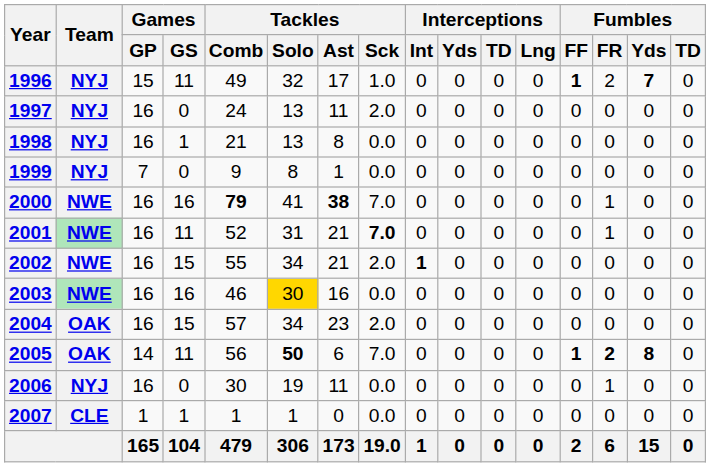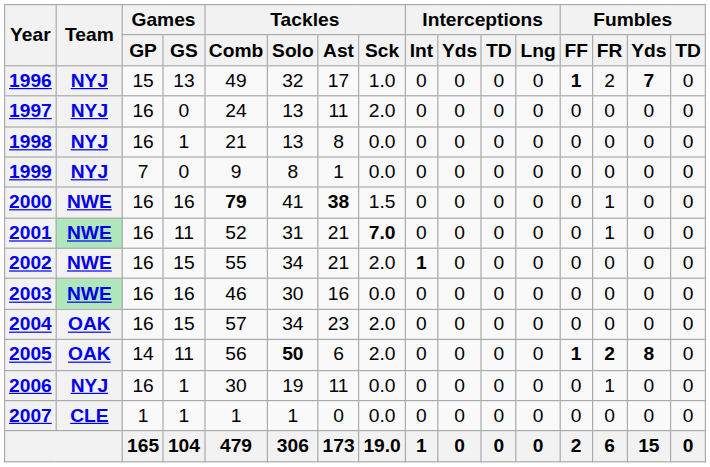(184, 80) 11 -> (184, 80) 13
(382, 202) 7.0 -> (382, 202) 1.5
(293, 293) gold background -> (293, 293) no background
(382, 354) 7.0 -> (382, 354) 2.0
(184, 385) 0 -> (184, 385) 1
